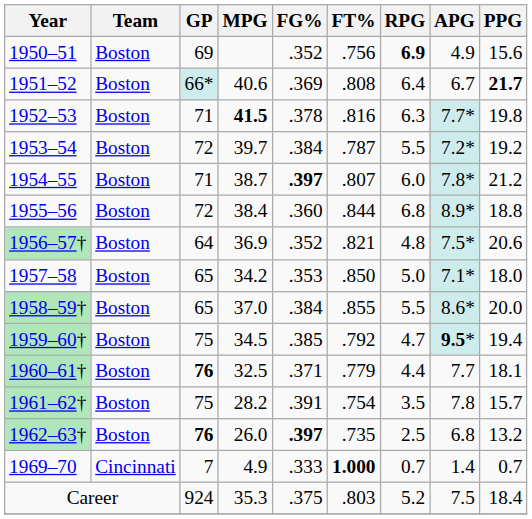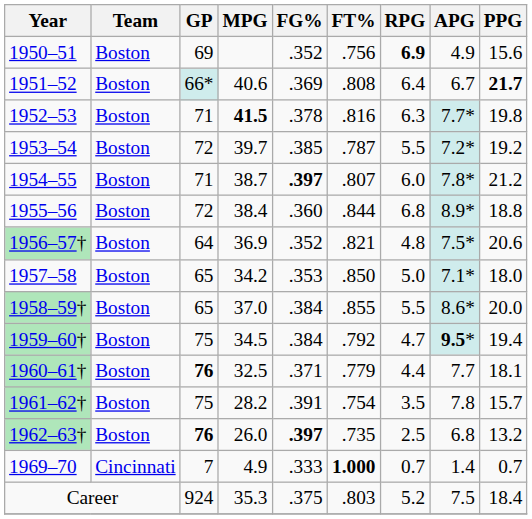(306, 147) .384 -> (306, 147) .385
(306, 338) .385 -> (306, 338) .384
